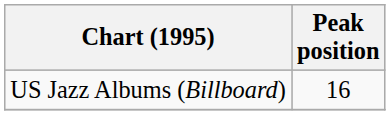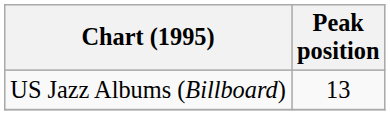(338, 89) 16 -> (338, 89) 13
